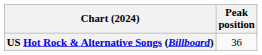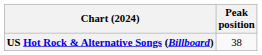(237, 42) 36 -> (237, 42) 38
